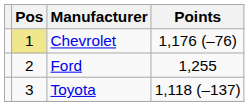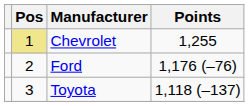(198, 41) 1,176 (–76) -> (198, 41) 1,255
(198, 65) 1,255 -> (198, 65) 1,176 (–76)
